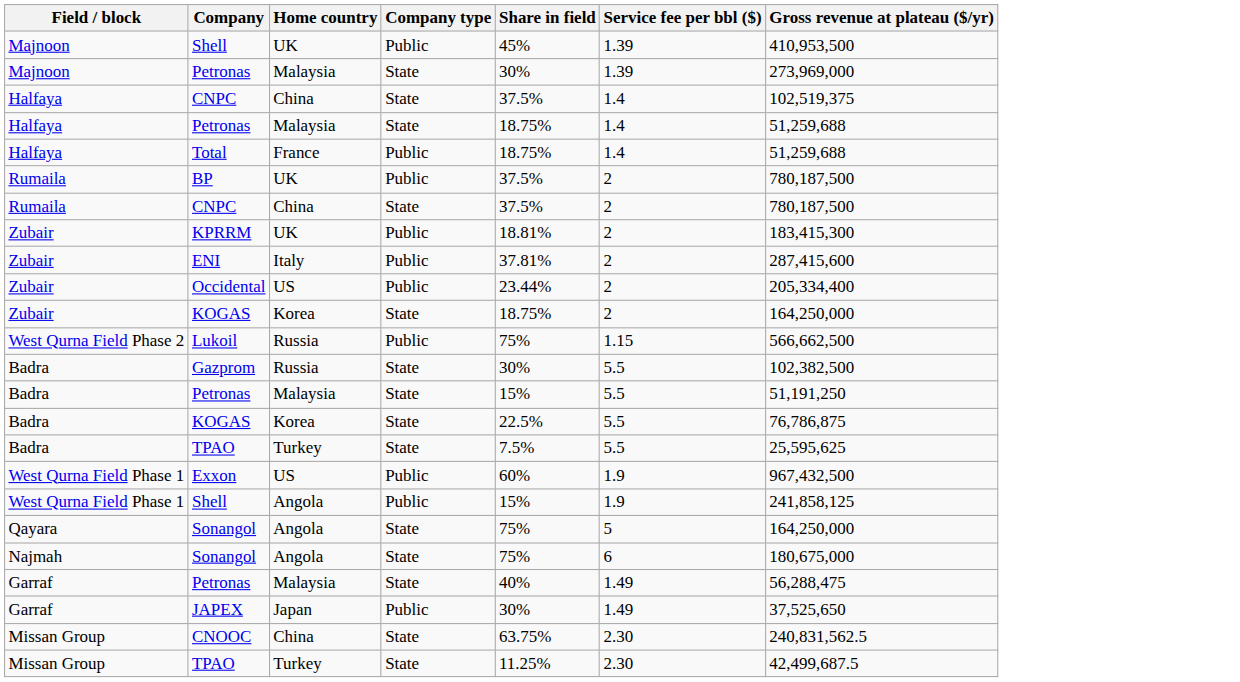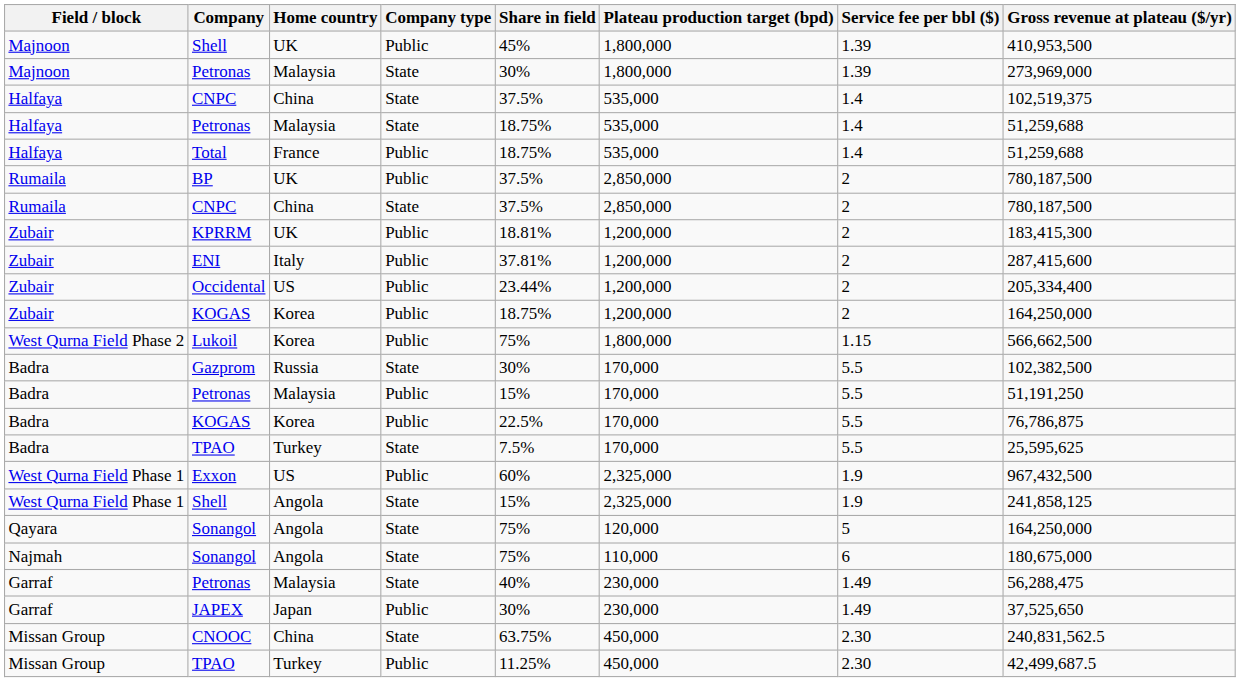+ column: (719, 17)
(402, 313) State -> (407, 313) Public
(296, 340) Russia -> (294, 340) Korea
(402, 394) State -> (407, 394) Public
(402, 421) State -> (407, 421) Public
(407, 502) Public -> (402, 502) State
(402, 663) State -> (407, 663) Public
